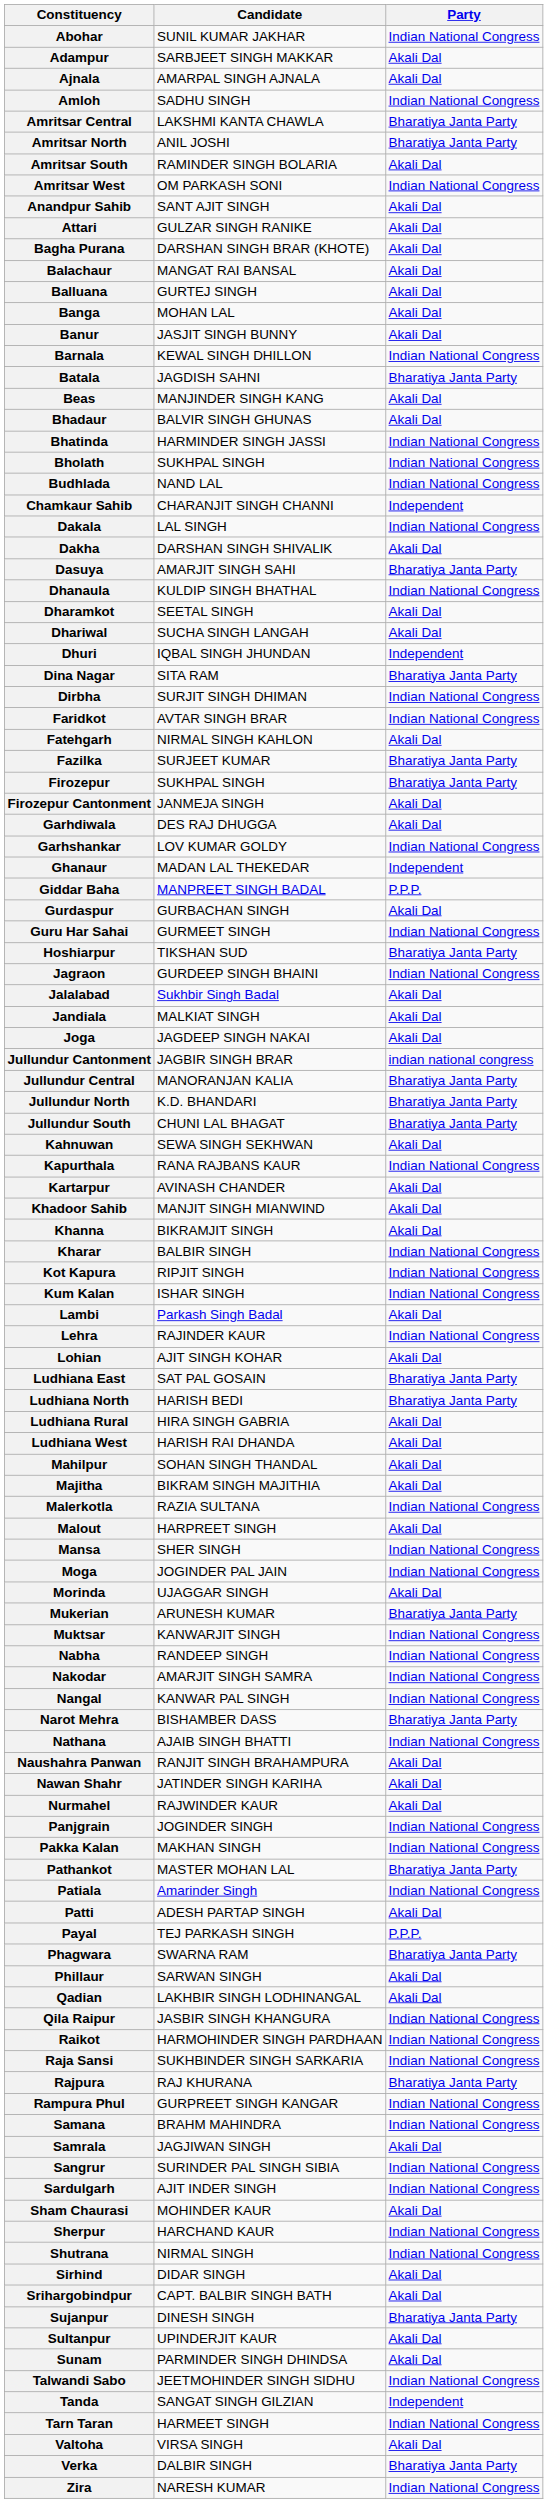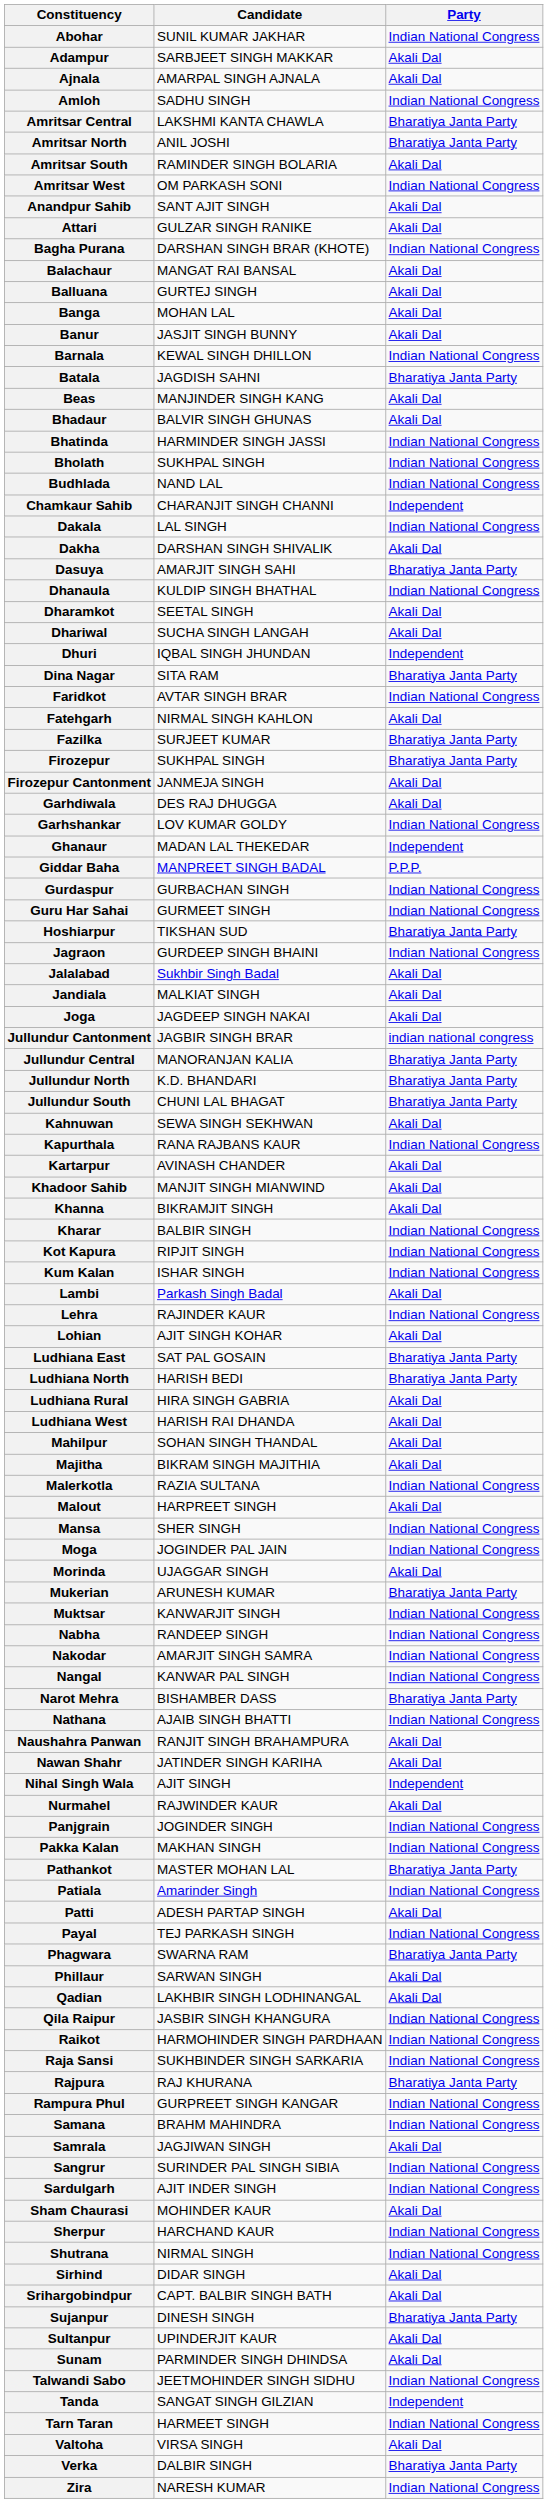(415, 249) Akali Dal -> (464, 249) Indian National Congress
- row: (79, 697)
(415, 910) Akali Dal -> (464, 889) Indian National Congress
+ row: (79, 1784)
(405, 1933) P.P.P. -> (464, 1933) Indian National Congress
